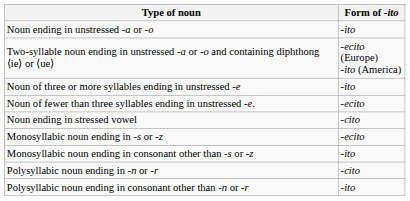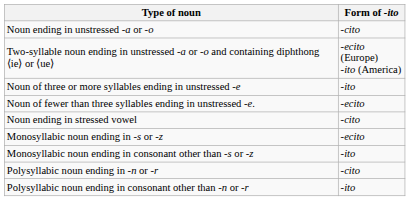(348, 29) -ito -> (350, 29) -cito
